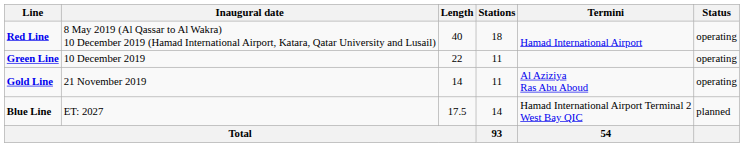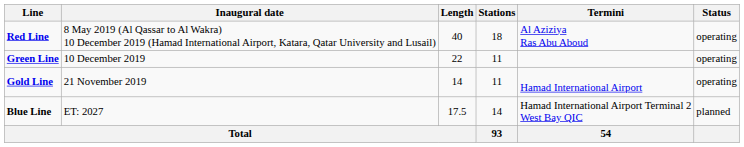(581, 42) Hamad International Airport -> (554, 36) Al Aziziya Ras Abu Aboud
(554, 82) Al Aziziya Ras Abu Aboud -> (581, 88) Hamad International Airport
